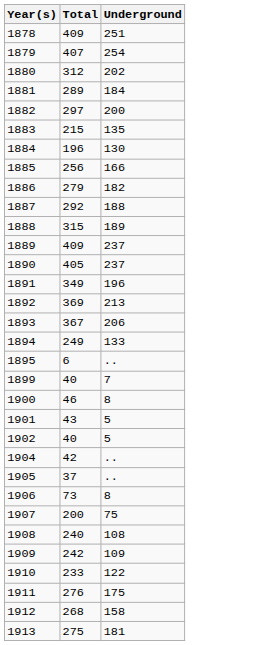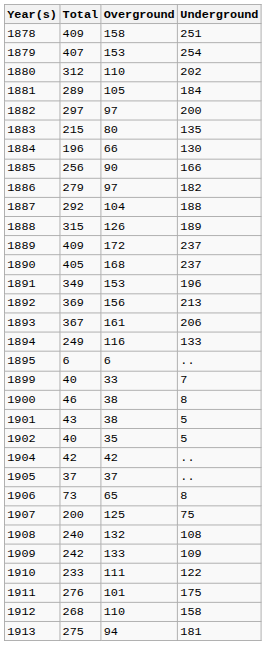+ column: (139, 14)
